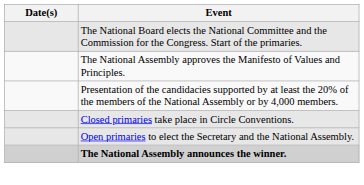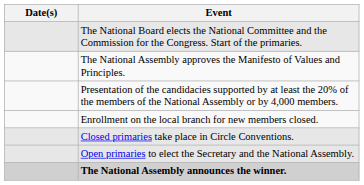+ row: (200, 119)
